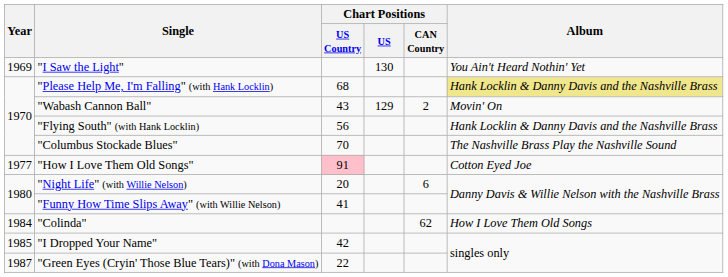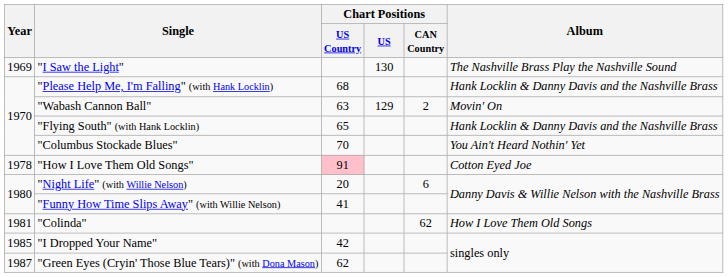(517, 67) You Ain't Heard Nothin' Yet -> (563, 67) The Nashville Brass Play the Nashville Sound
(584, 86) khaki background -> (584, 86) no background
(343, 106) 43 -> (343, 106) 63
(343, 125) 56 -> (343, 125) 65
(563, 145) The Nashville Brass Play the Nashville Sound -> (517, 145) You Ain't Heard Nothin' Yet
(20, 164) 1977 -> (20, 164) 1978
(20, 223) 1984 -> (20, 223) 1981
(343, 262) 22 -> (343, 262) 62
